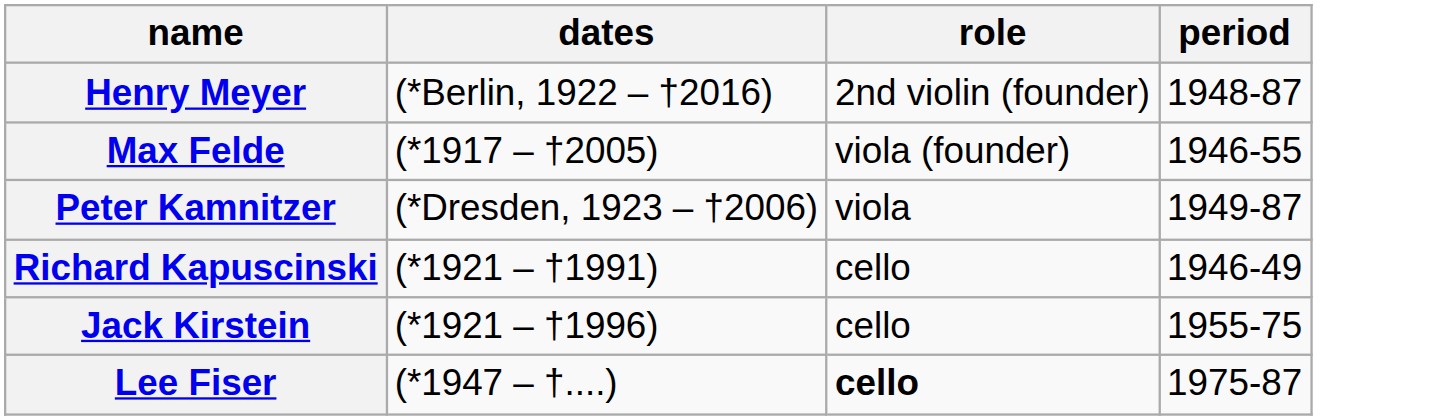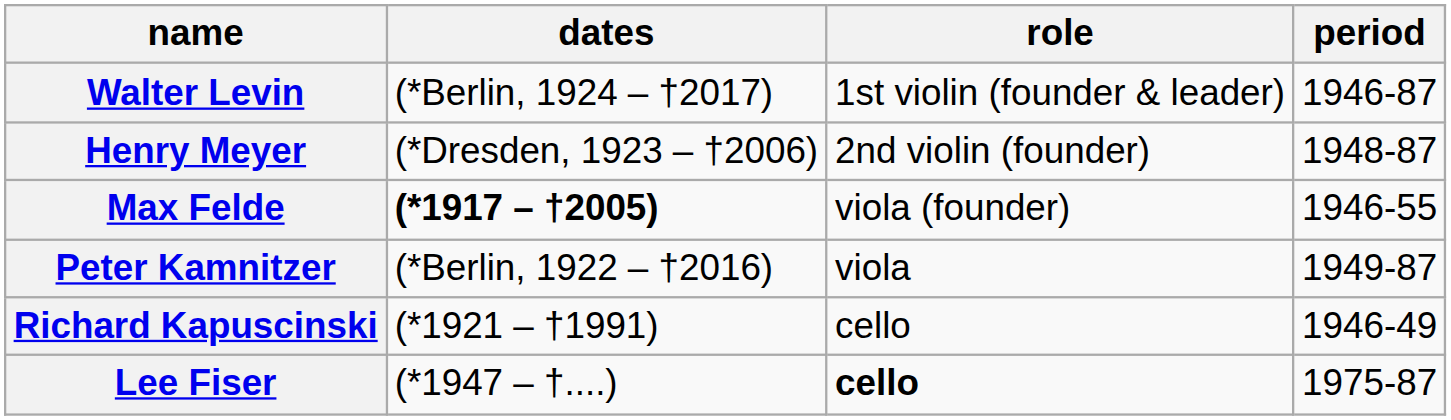+ row: (196, 92)
(584, 92) (*Berlin, 1922 – †2016) -> (606, 150) (*Dresden, 1923 – †2006)
(527, 150) normal -> (527, 208) bold
(606, 208) (*Dresden, 1923 – †2006) -> (584, 267) (*Berlin, 1922 – †2016)
- row: (196, 325)
